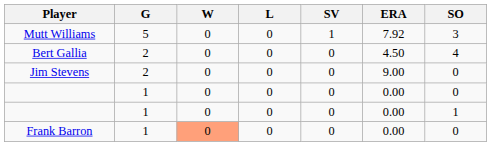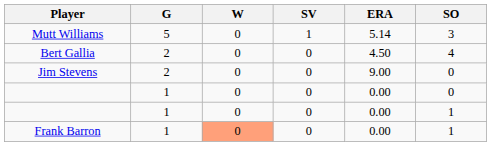- column: (270, 14)
(394, 33) 7.92 -> (380, 33) 5.14
(456, 131) 0 -> (451, 131) 1
